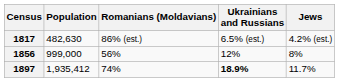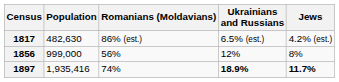(68, 69) 1,935,412 -> (68, 69) 1,935,416
(302, 69) normal -> (302, 69) bold
